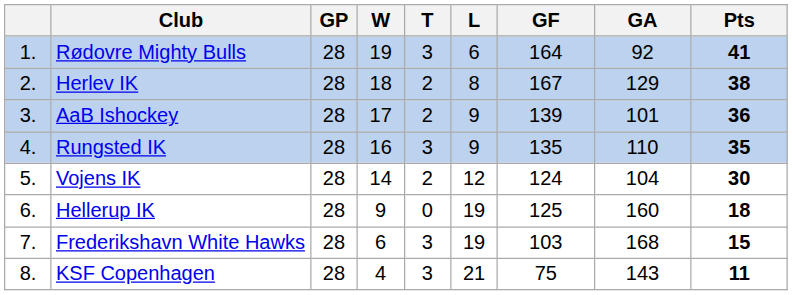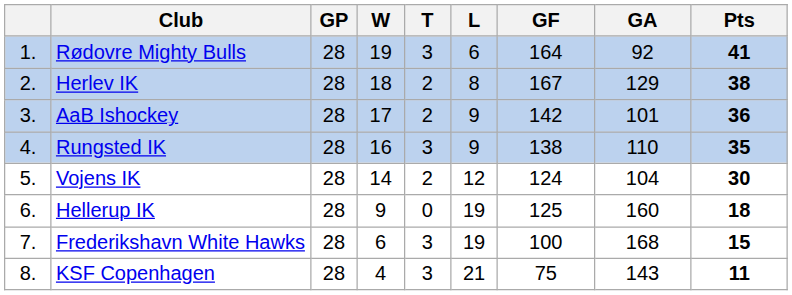(546, 115) 139 -> (546, 115) 142
(546, 147) 135 -> (546, 147) 138
(546, 242) 103 -> (546, 242) 100
